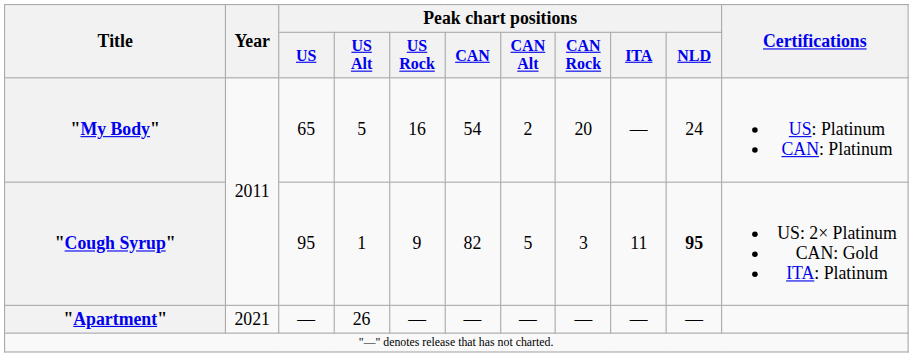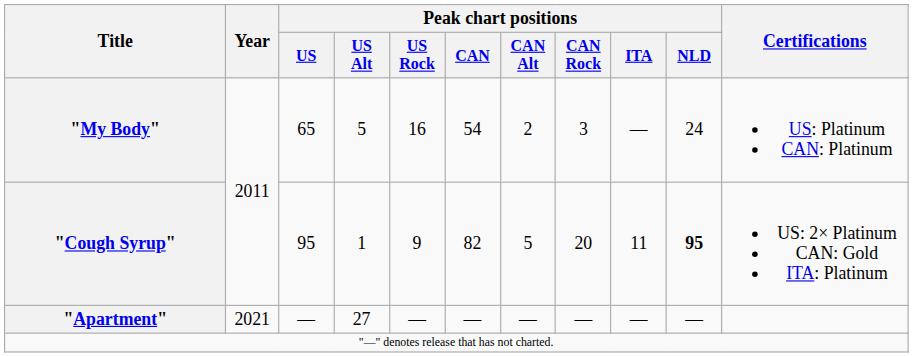(583, 129) 20 -> (583, 129) 3
(583, 243) 3 -> (583, 243) 20
(362, 319) 26 -> (362, 319) 27
